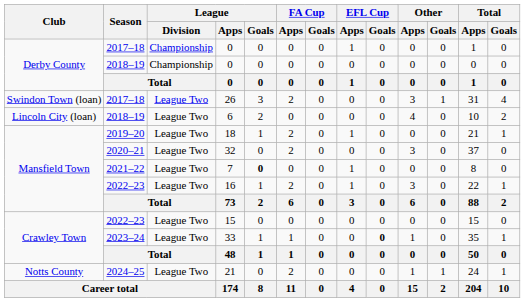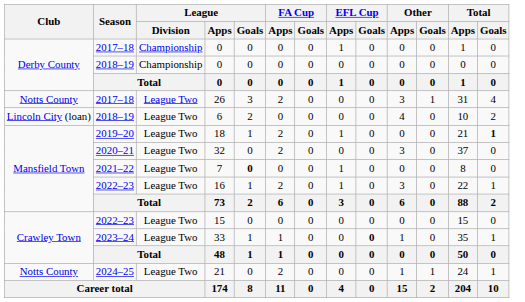(54, 99) Swindon Town (loan) -> (49, 99) Notts County
(504, 133) normal -> (493, 133) bold
